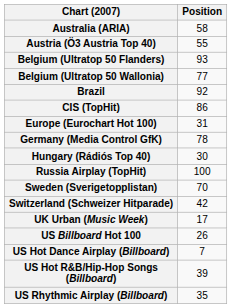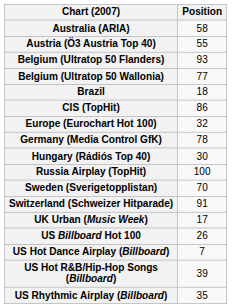(202, 92) 92 -> (202, 92) 18
(202, 124) 31 -> (202, 124) 32
(202, 204) 42 -> (202, 204) 91
